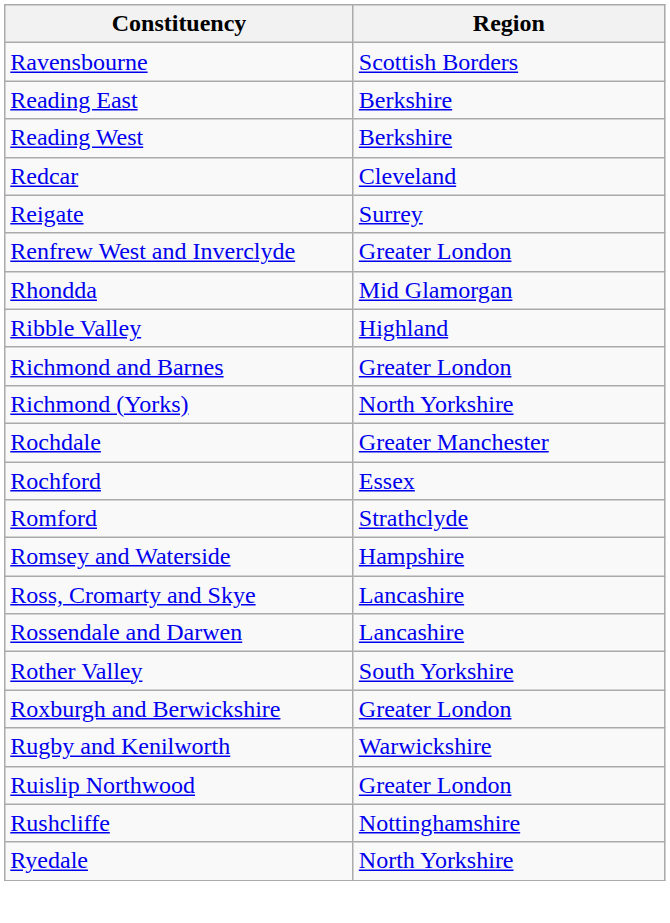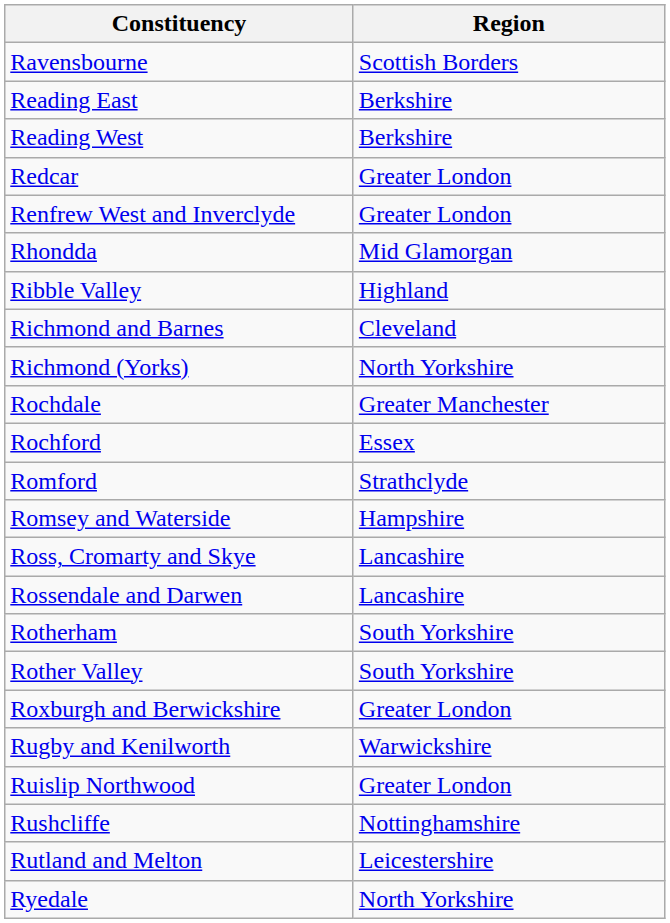(408, 175) Cleveland -> (435, 175) Greater London
- row: (47, 213)
(435, 366) Greater London -> (408, 328) Cleveland
+ row: (64, 632)
+ row: (106, 860)
